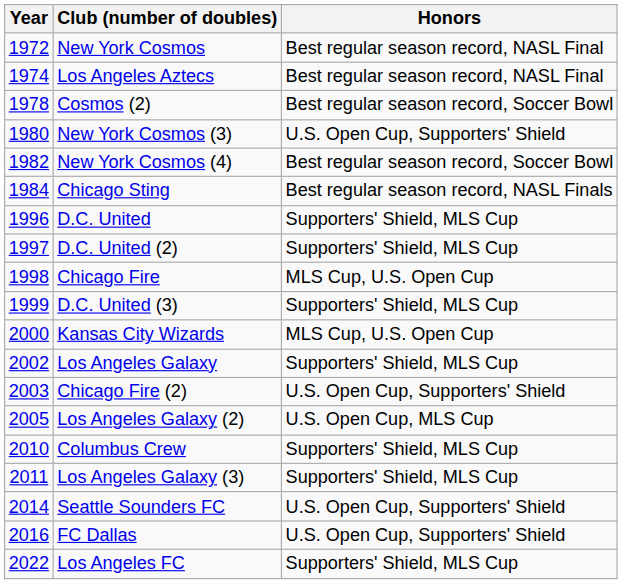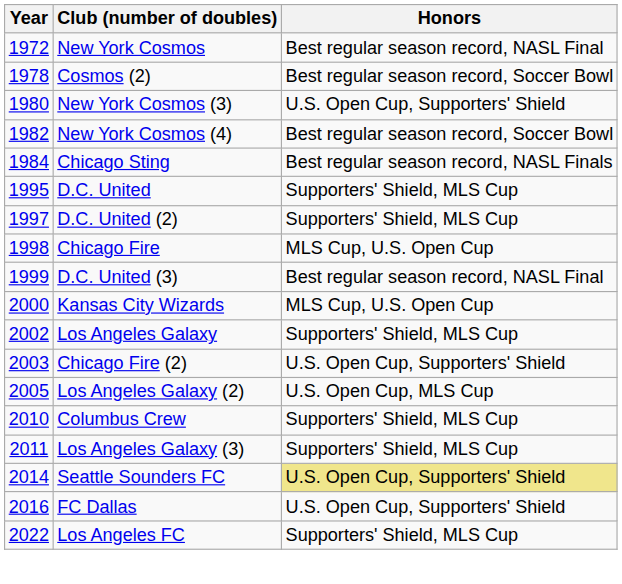- row: (136, 76)
(29, 219) 1996 -> (29, 190) 1995
(402, 305) Supporters' Shield, MLS Cup -> (445, 276) Best regular season record, NASL Final
(425, 506) no background -> (425, 477) khaki background
